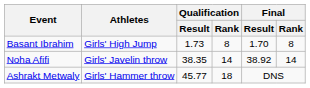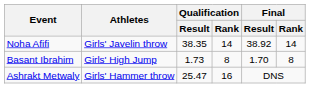rows swapped: (40, 44) <-> (28, 60)
(194, 75) 45.77 -> (194, 75) 25.47
(227, 75) 18 -> (227, 75) 16
